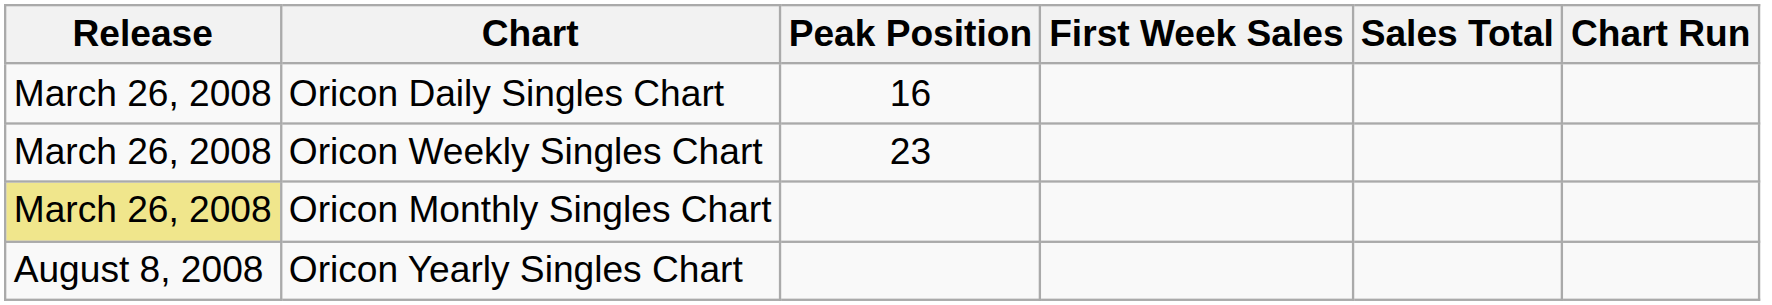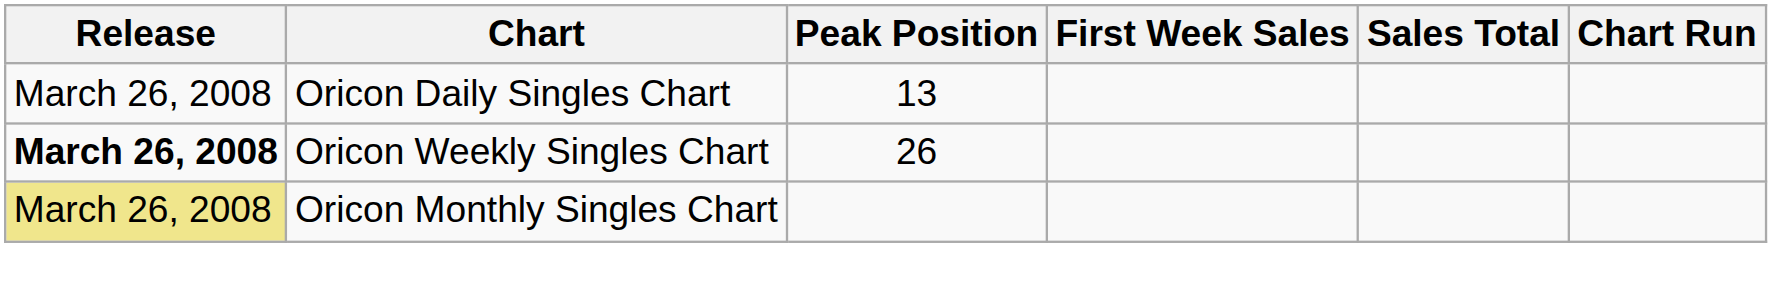(910, 92) 16 -> (917, 92) 13
(143, 151) normal -> (146, 151) bold
(910, 151) 23 -> (917, 151) 26
- row: (516, 269)
